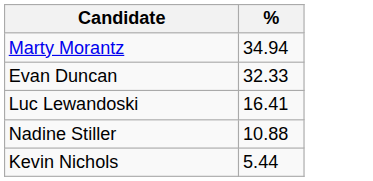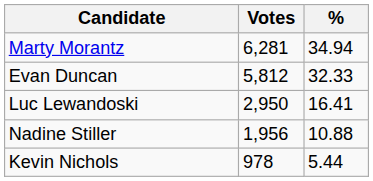+ column: (271, 18)
